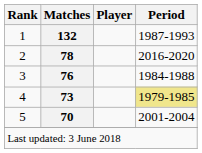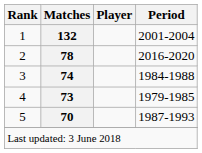(166, 35) 1987-1993 -> (166, 35) 2001-2004
(67, 76) 76 -> (67, 76) 74
(166, 96) khaki background -> (166, 96) no background
(166, 117) 2001-2004 -> (166, 117) 1987-1993
